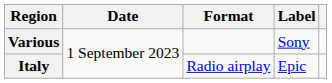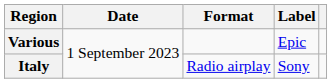(294, 41) Sony -> (292, 41) Epic
(292, 66) Epic -> (294, 66) Sony
